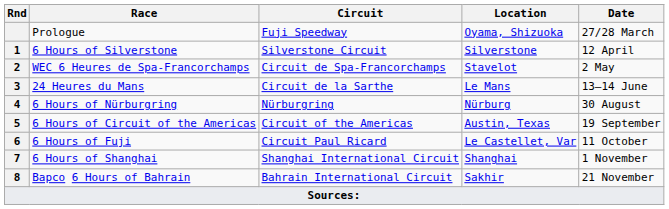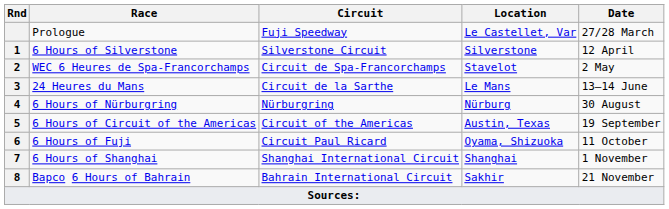(514, 32) Oyama, Shizuoka -> (520, 32) Le Castellet, Var
(520, 141) Le Castellet, Var -> (514, 141) Oyama, Shizuoka
